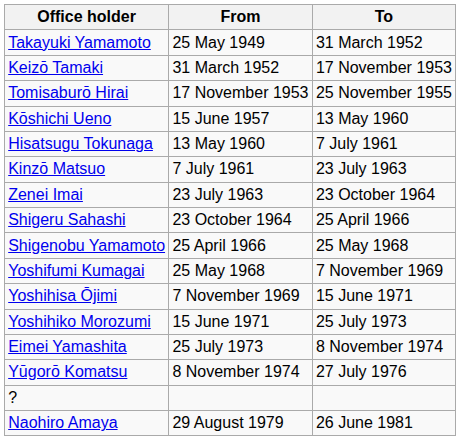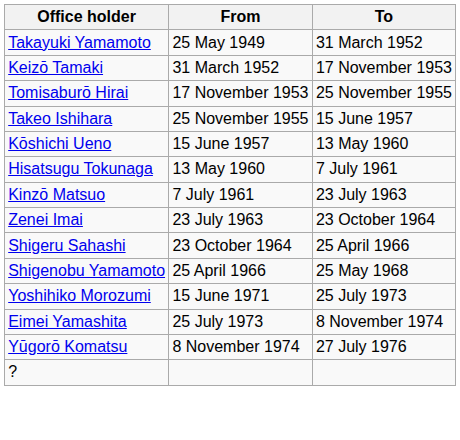+ row: (60, 118)
- row: (76, 270)
- row: (63, 296)
- row: (63, 423)
